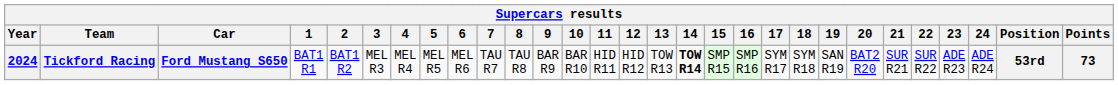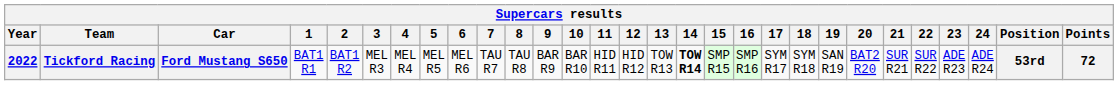(23, 62) 2024 -> (23, 62) 2022
(1088, 62) 73 -> (1088, 62) 72
